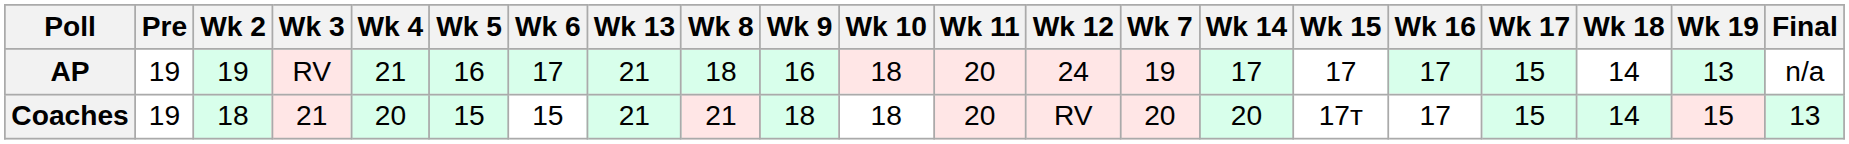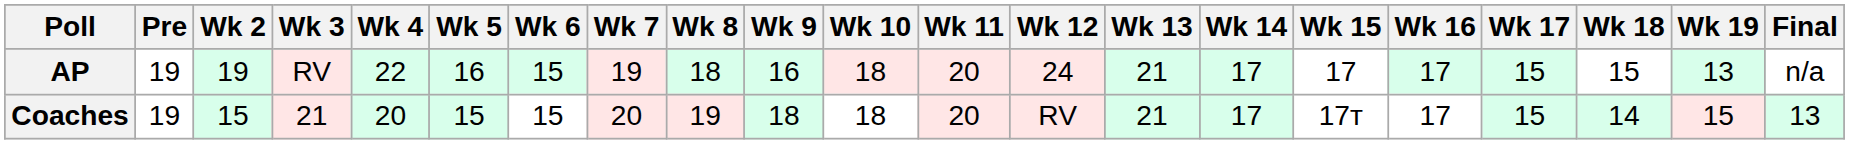columns swapped: (1160, 26) <-> (634, 26)
(390, 71) 21 -> (390, 71) 22
(548, 71) 17 -> (548, 71) 15
(1624, 71) 14 -> (1624, 71) 15
(233, 116) 18 -> (233, 116) 15
(721, 116) 21 -> (705, 116) 19
(1246, 116) 20 -> (1246, 116) 17
